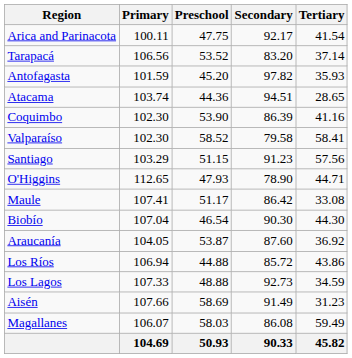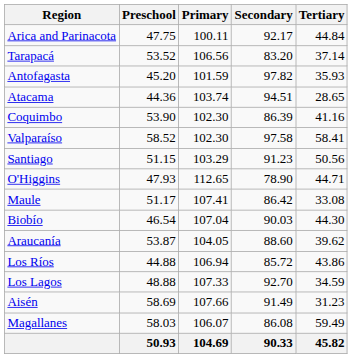columns swapped: (202, 14) <-> (145, 14)
(330, 35) 41.54 -> (330, 35) 44.84
(278, 138) 79.58 -> (278, 138) 97.58
(330, 158) 57.56 -> (330, 158) 50.56
(278, 220) 90.30 -> (278, 220) 90.03
(278, 240) 87.60 -> (278, 240) 88.60
(330, 240) 36.92 -> (330, 240) 39.62
(278, 281) 92.73 -> (278, 281) 92.70
